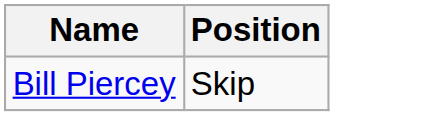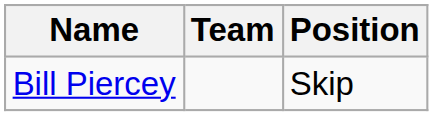+ column: (233, 30)
